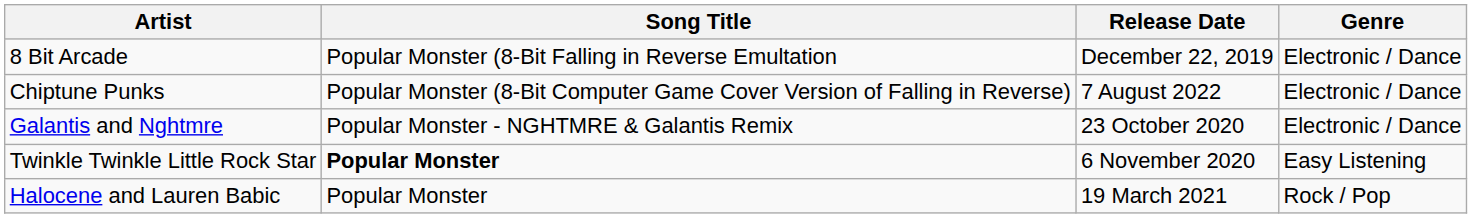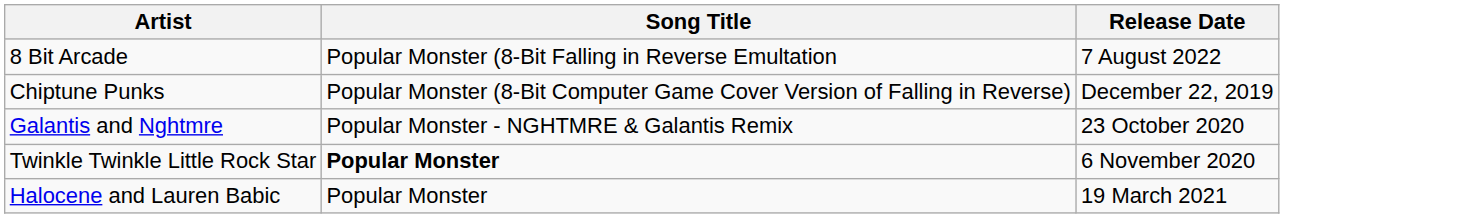- column: (1372, 21)
(1177, 56) December 22, 2019 -> (1151, 56) 7 August 2022
(1151, 91) 7 August 2022 -> (1177, 91) December 22, 2019
